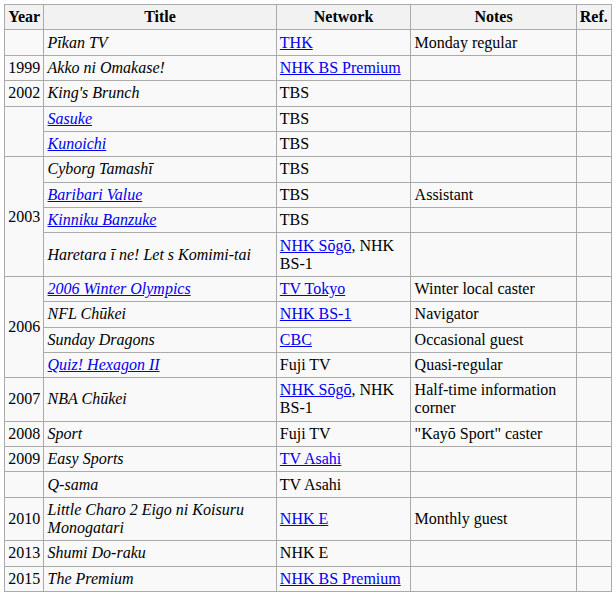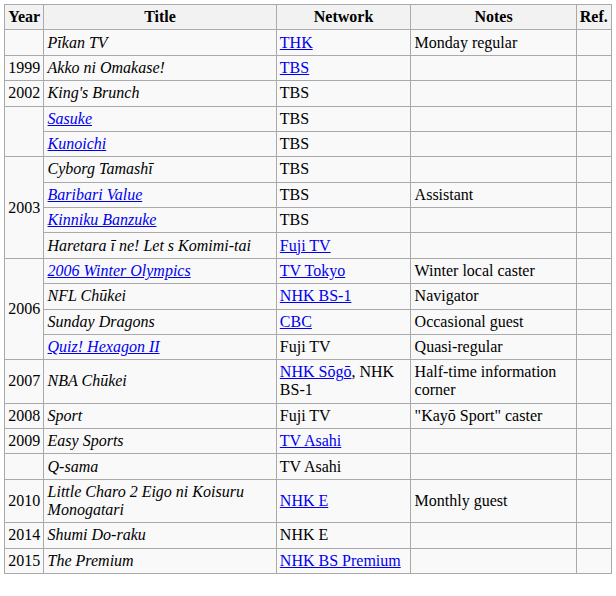(340, 67) NHK BS Premium -> (294, 67) TBS
(337, 254) NHK Sōgō, NHK BS-1 -> (305, 245) Fuji TV
(24, 553) 2013 -> (24, 535) 2014
